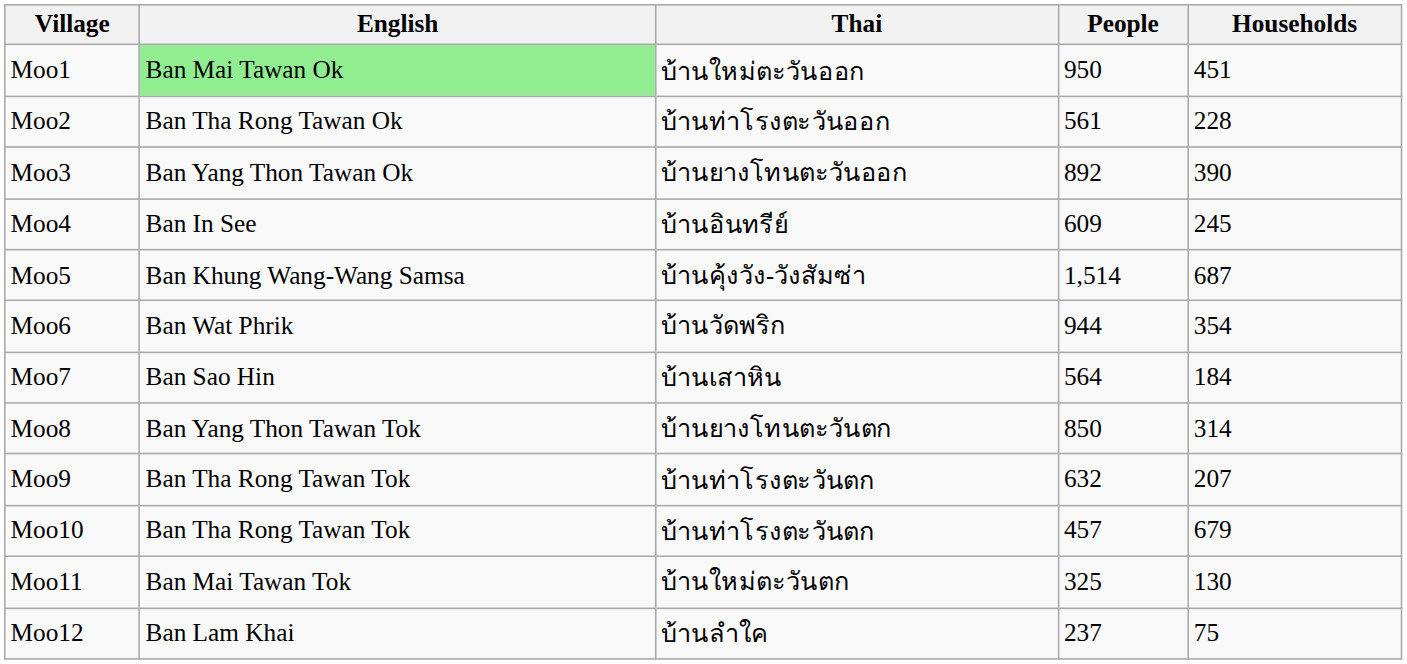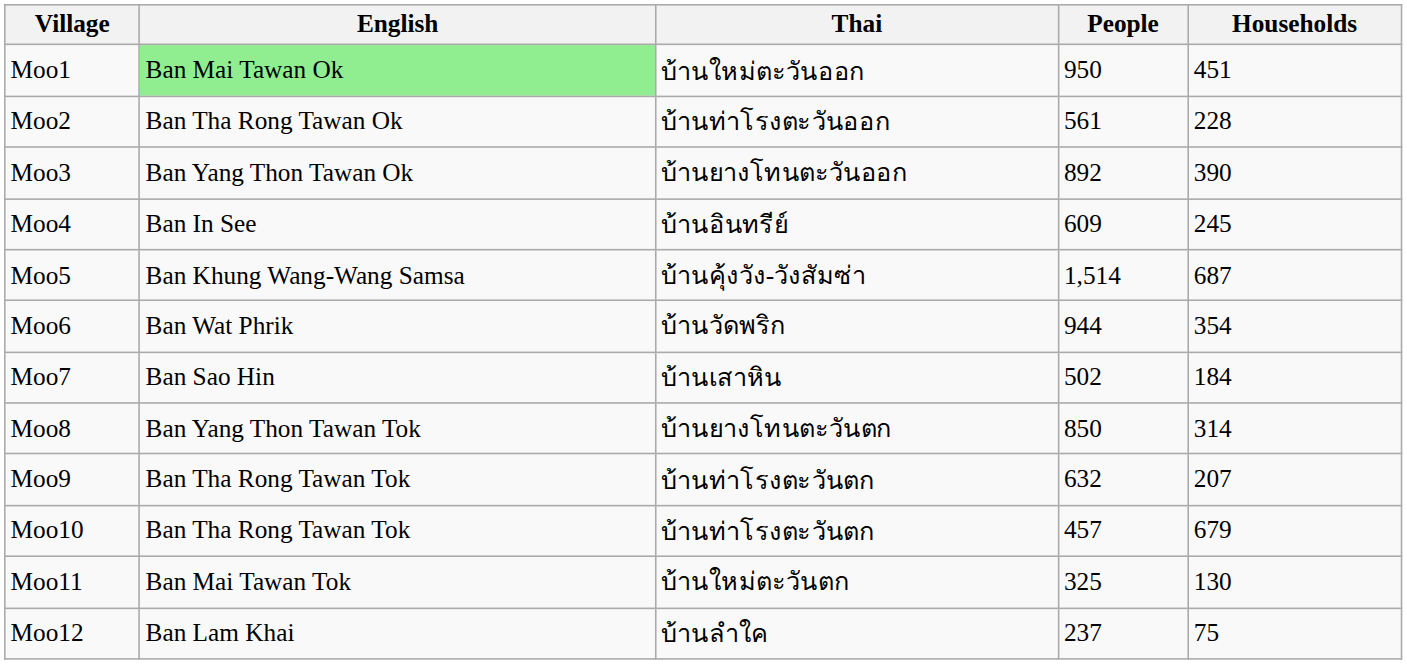(1083, 377) 564 -> (1083, 377) 502
